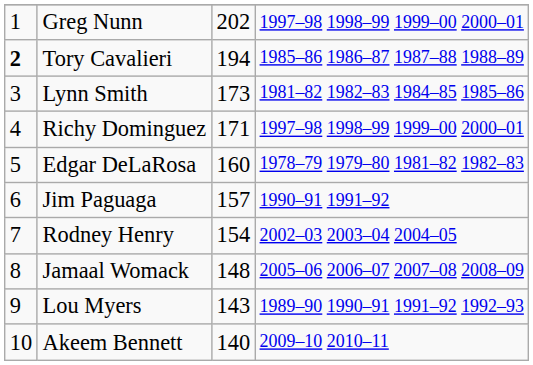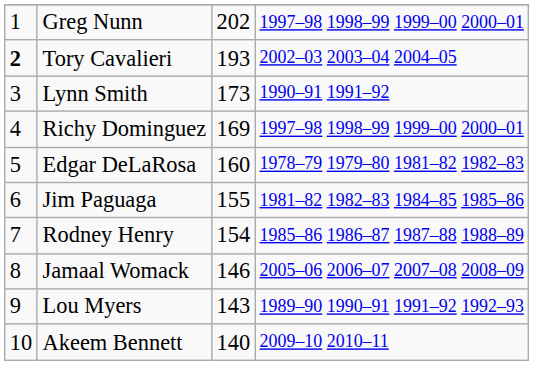(233, 57) 194 -> (233, 57) 193
(392, 57) 1985–86 1986–87 1987–88 1988–89 -> (358, 57) 2002–03 2003–04 2004–05
(392, 93) 1981–82 1982–83 1984–85 1985–86 -> (325, 93) 1990–91 1991–92
(233, 128) 171 -> (233, 128) 169
(233, 199) 157 -> (233, 199) 155
(325, 199) 1990–91 1991–92 -> (392, 199) 1981–82 1982–83 1984–85 1985–86
(358, 235) 2002–03 2003–04 2004–05 -> (392, 235) 1985–86 1986–87 1987–88 1988–89
(233, 270) 148 -> (233, 270) 146
